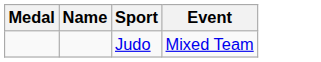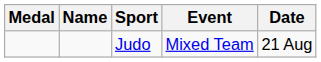+ column: (287, 18)
